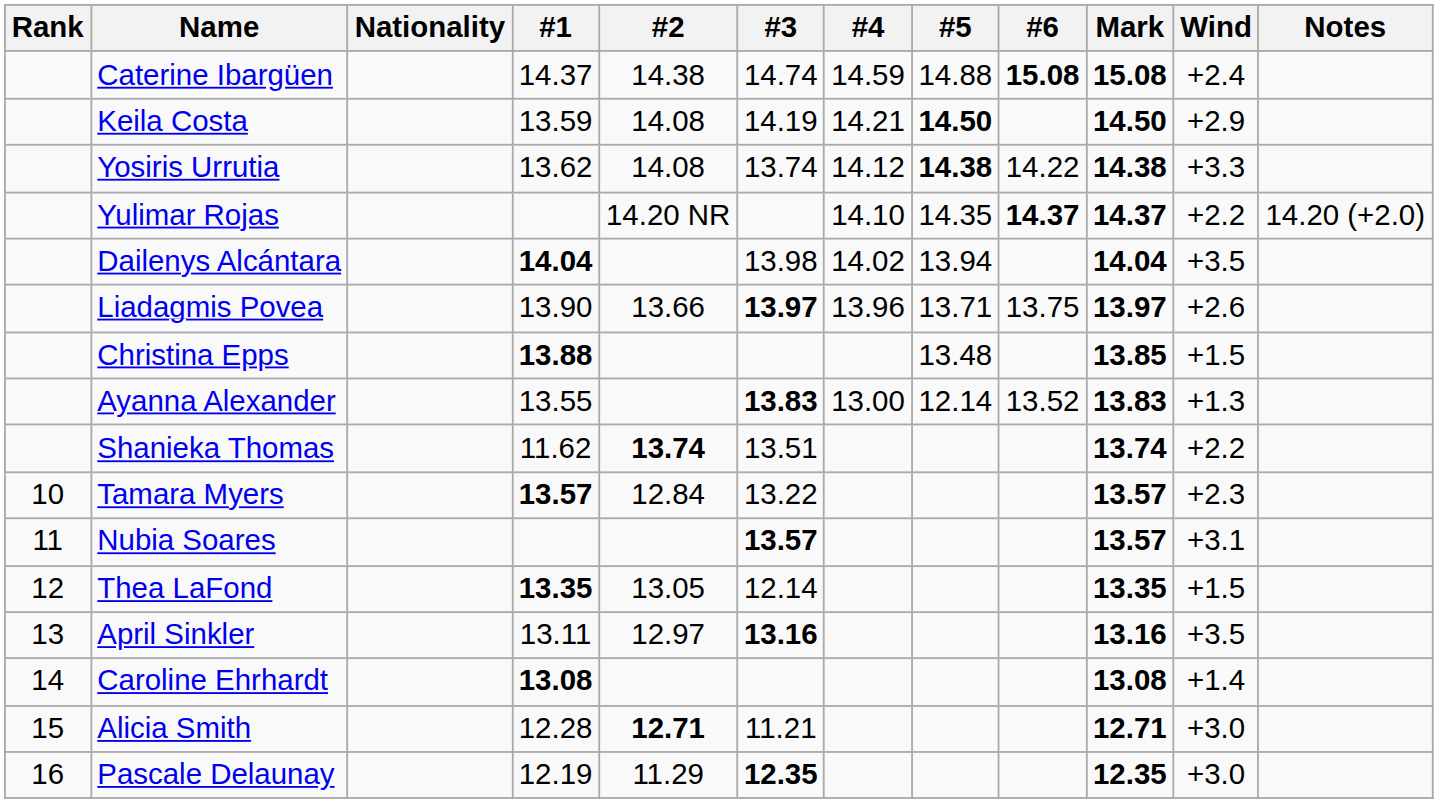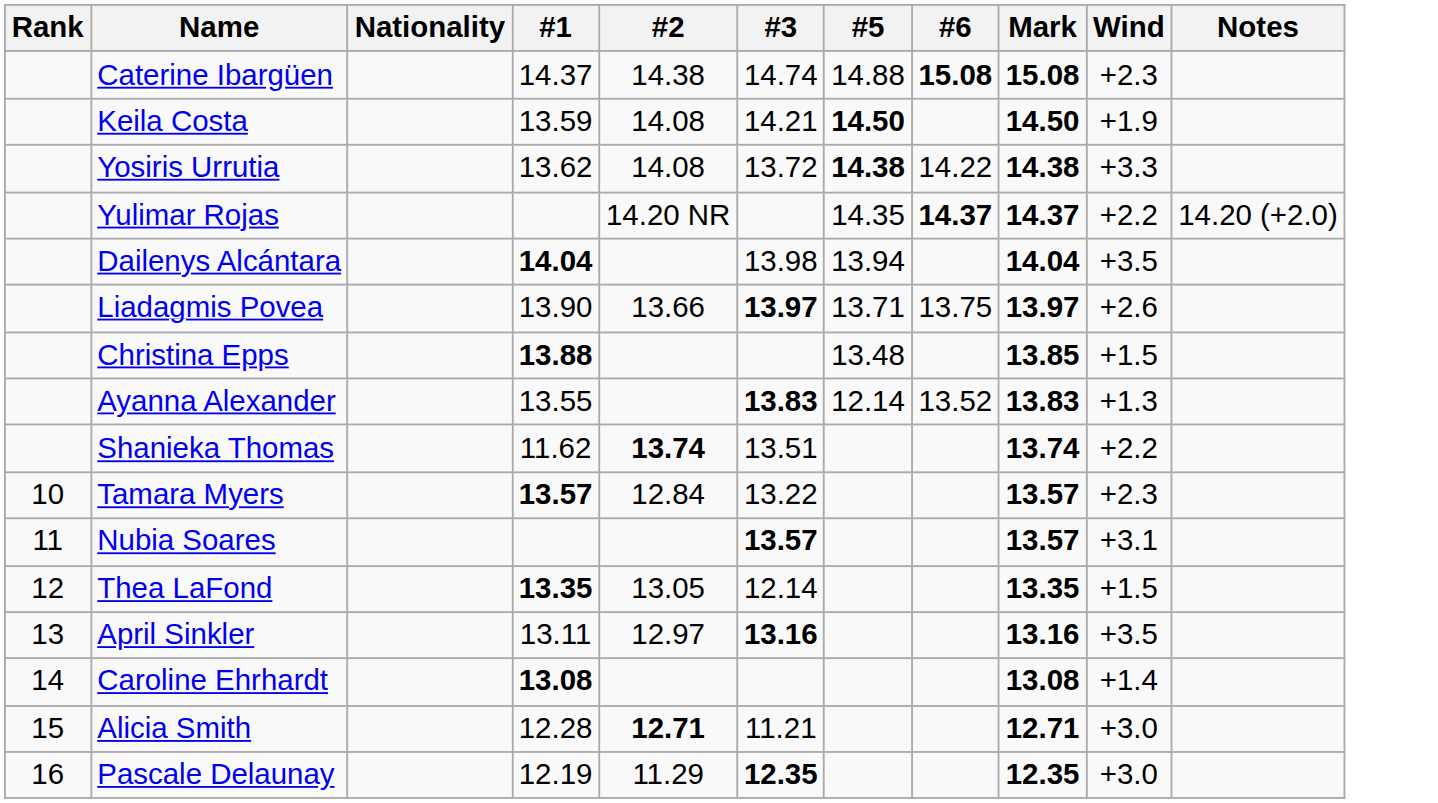- column: (868, 27)
(1216, 74) +2.4 -> (1129, 74) +2.3
(781, 121) 14.19 -> (781, 121) 14.21
(1216, 121) +2.9 -> (1129, 121) +1.9
(781, 167) 13.74 -> (781, 167) 13.72
